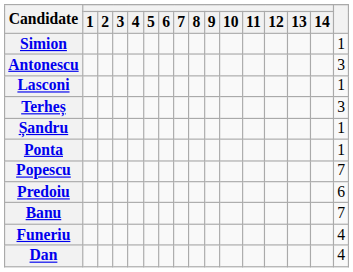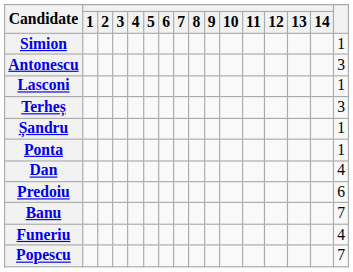rows swapped: (43, 170) <-> (43, 255)
